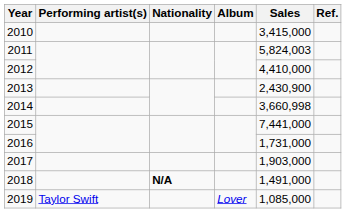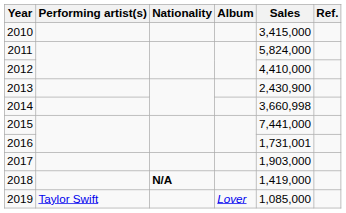(285, 50) 5,824,003 -> (285, 50) 5,824,000
(285, 143) 1,731,000 -> (285, 143) 1,731,001
(285, 180) 1,491,000 -> (285, 180) 1,419,000
